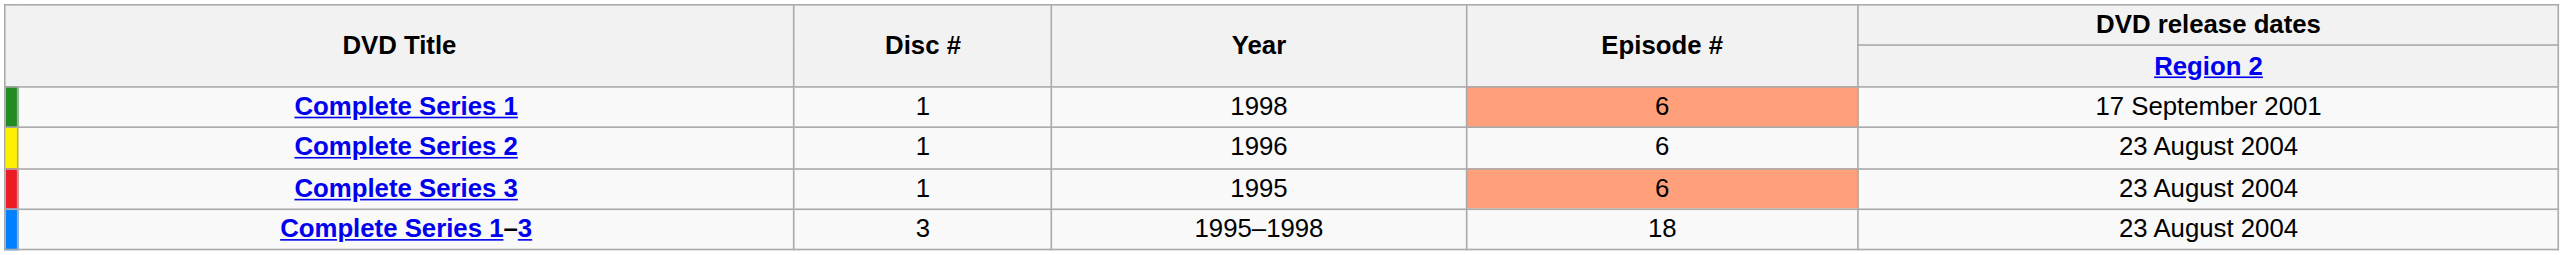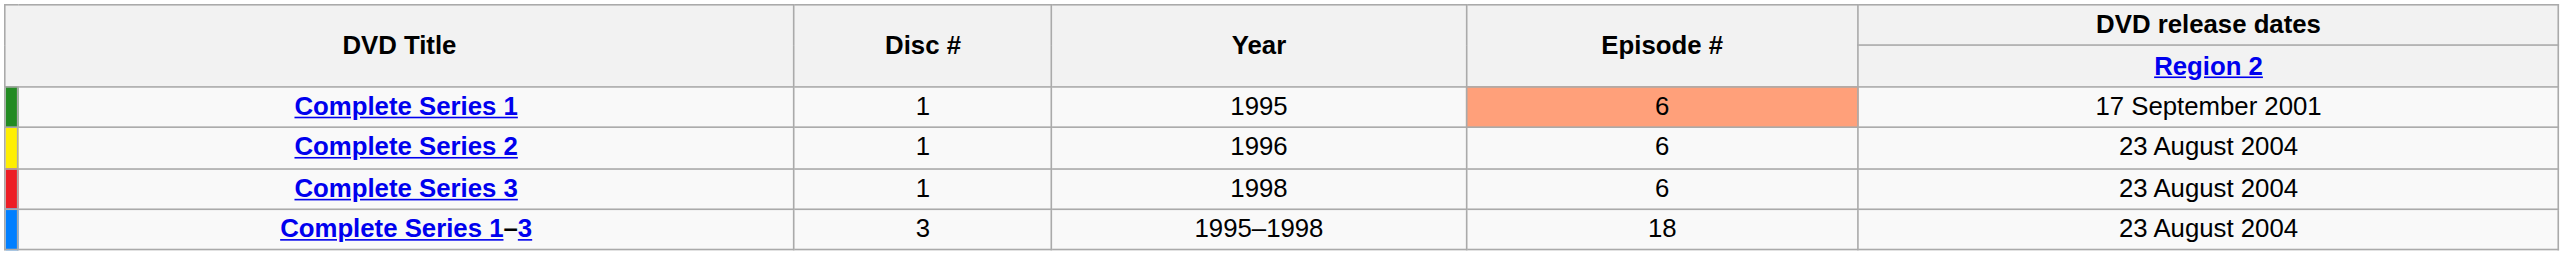(1259, 106) 1998 -> (1259, 106) 1995
(1259, 188) 1995 -> (1259, 188) 1998
(1662, 188) lightsalmon background -> (1662, 188) no background
